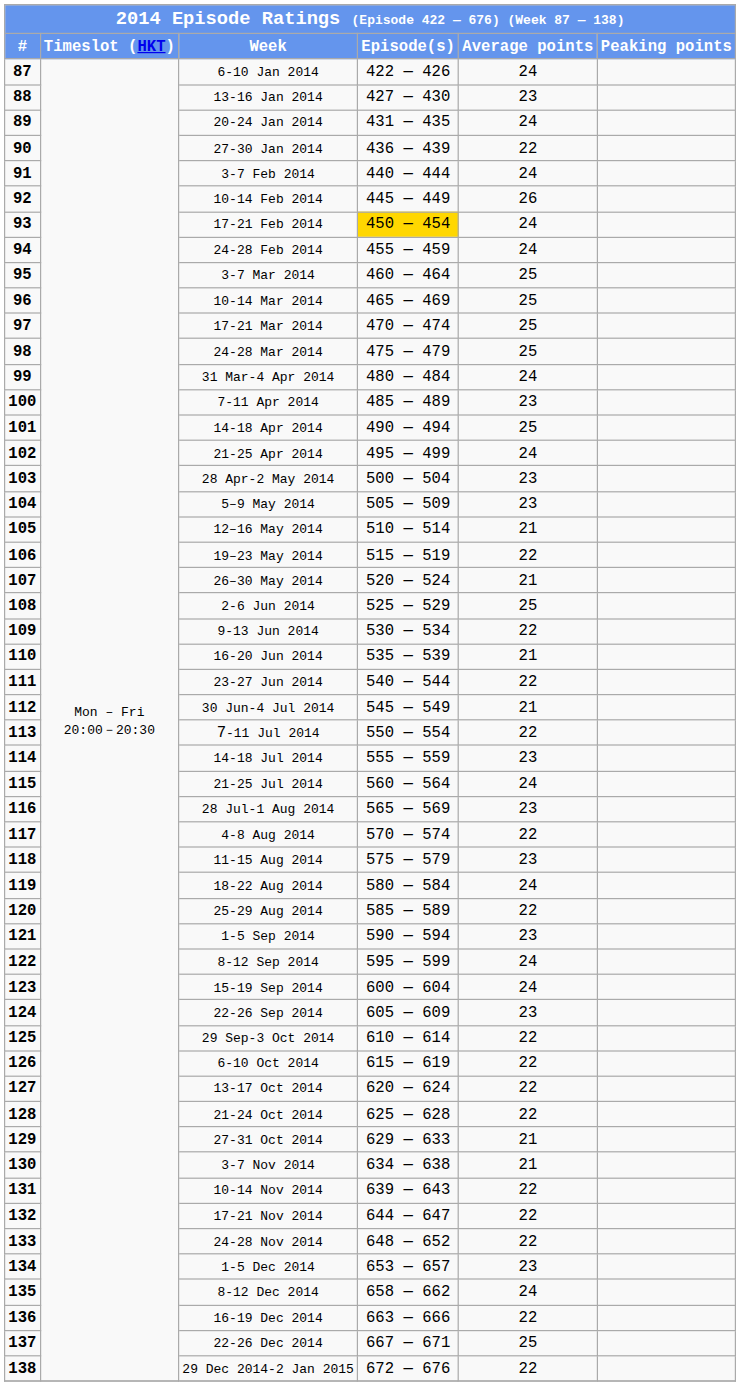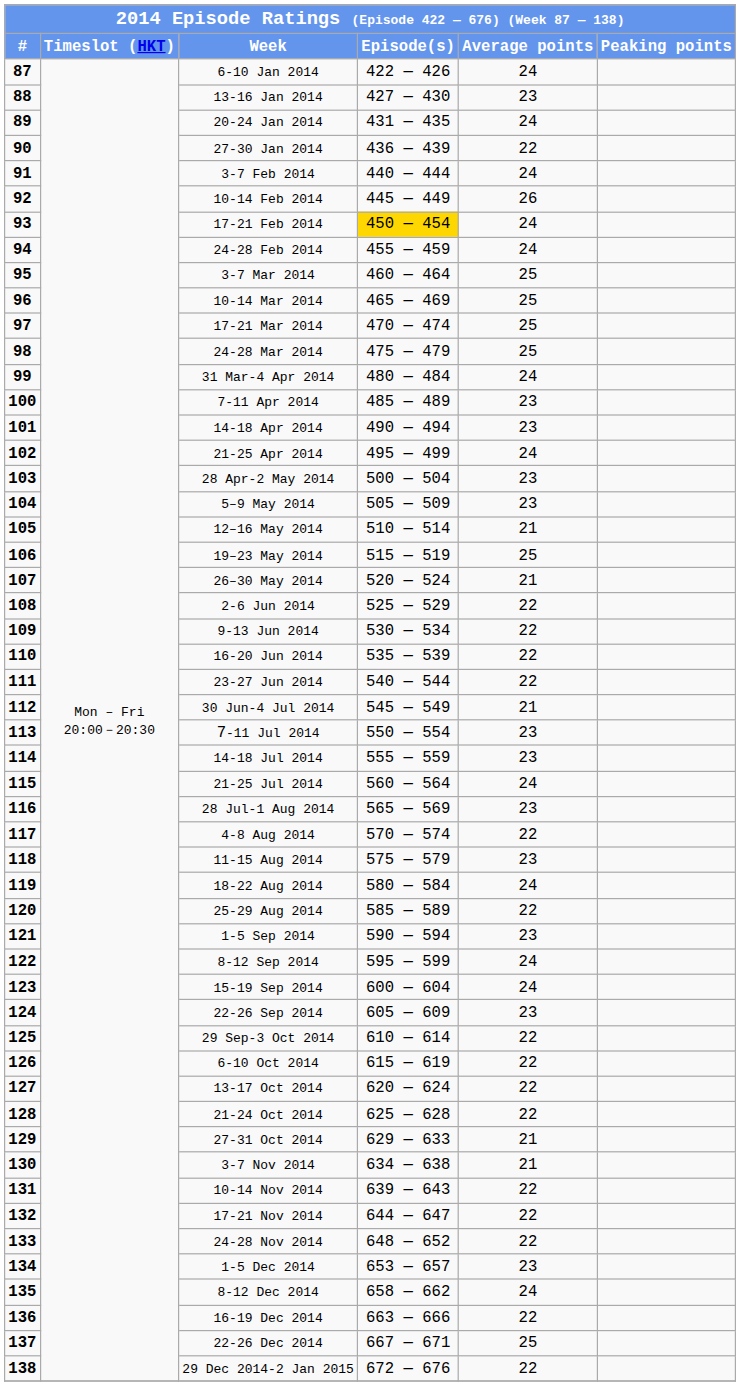(528, 428) 25 -> (528, 428) 23
(528, 555) 22 -> (528, 555) 25
(528, 606) 25 -> (528, 606) 22
(528, 657) 21 -> (528, 657) 22
(528, 733) 22 -> (528, 733) 23
